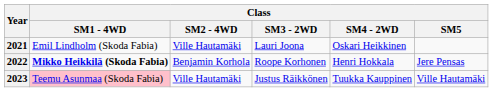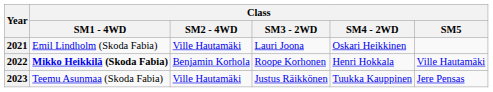(441, 62) Jere Pensas -> (451, 62) Ville Hautamäki
(98, 78) pink background -> (98, 78) no background
(451, 78) Ville Hautamäki -> (441, 78) Jere Pensas
